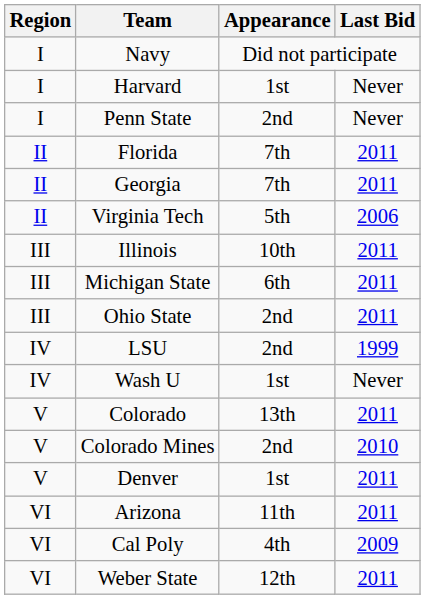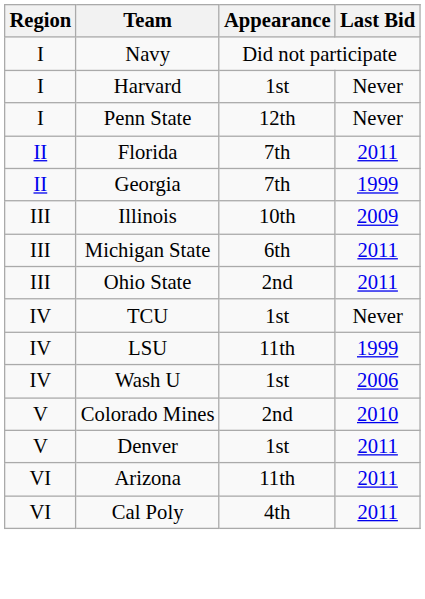(277, 119) 2nd -> (277, 119) 12th
(378, 184) 2011 -> (378, 184) 1999
- row: (148, 217)
(378, 250) 2011 -> (378, 217) 2009
+ row: (148, 315)
(277, 348) 2nd -> (277, 348) 11th
(378, 380) Never -> (378, 380) 2006
- row: (148, 413)
(378, 544) 2009 -> (378, 511) 2011
- row: (148, 577)
